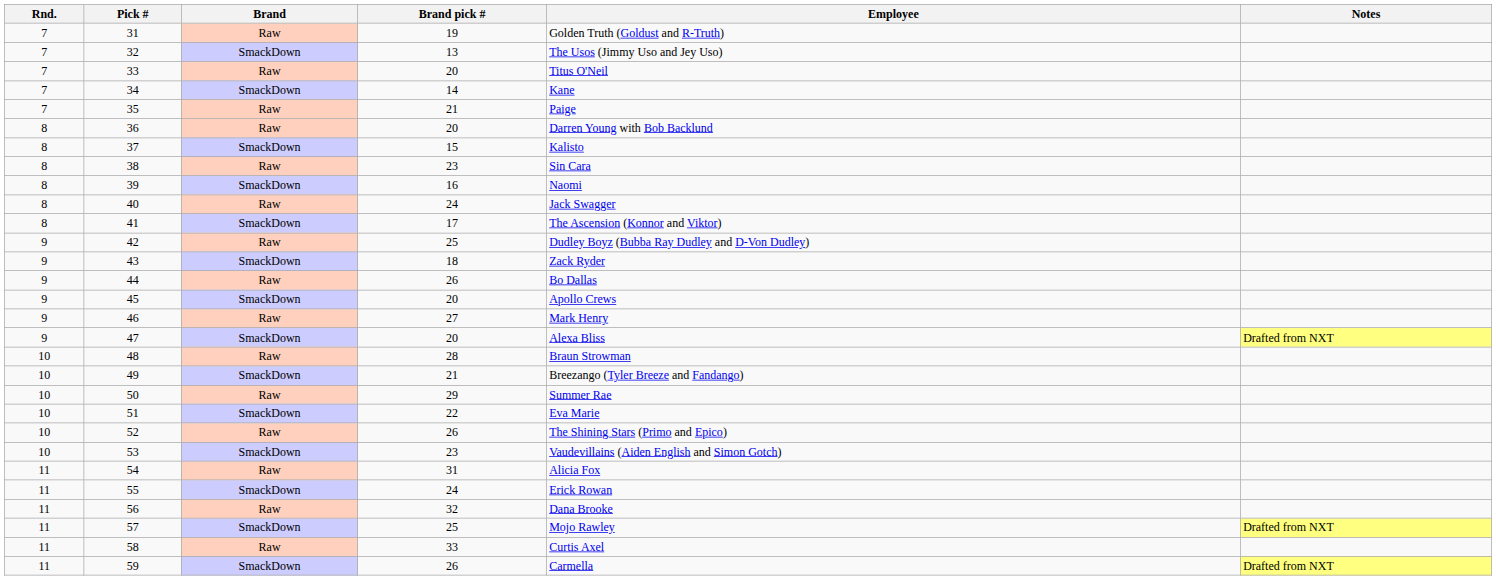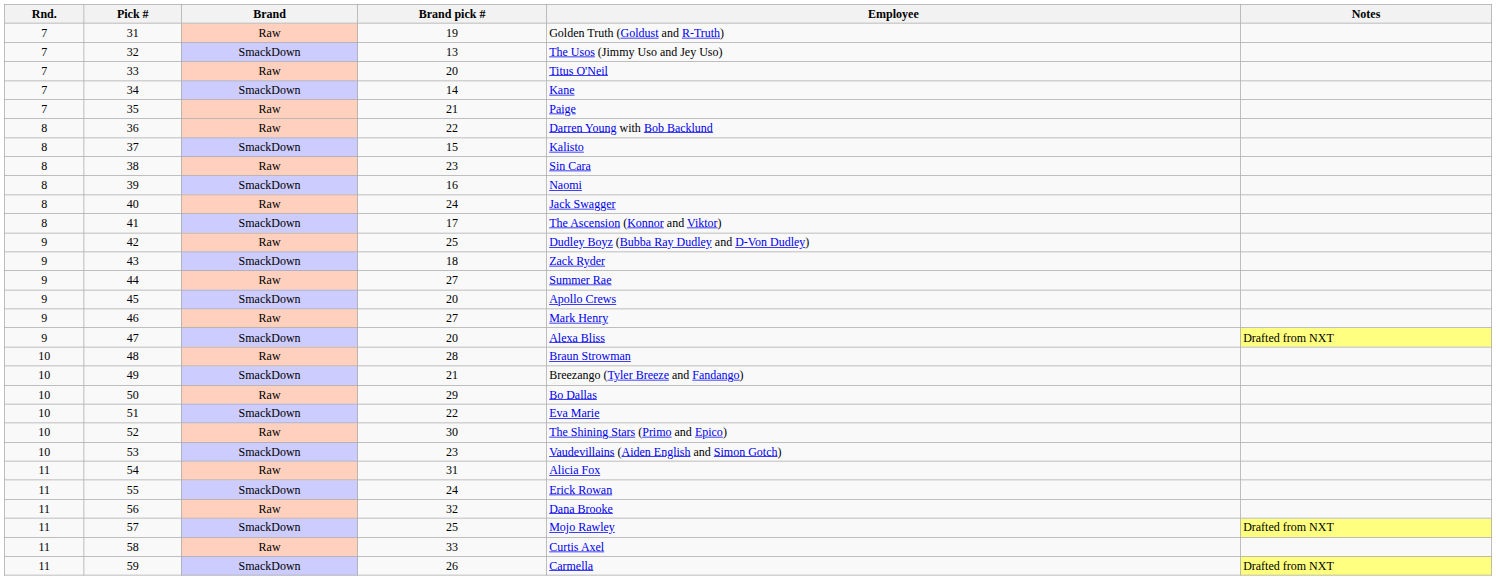(452, 128) 20 -> (452, 128) 22
(452, 280) 26 -> (452, 280) 27
(573, 280) Bo Dallas -> (580, 280) Summer Rae
(580, 394) Summer Rae -> (573, 394) Bo Dallas
(452, 432) 26 -> (452, 432) 30
